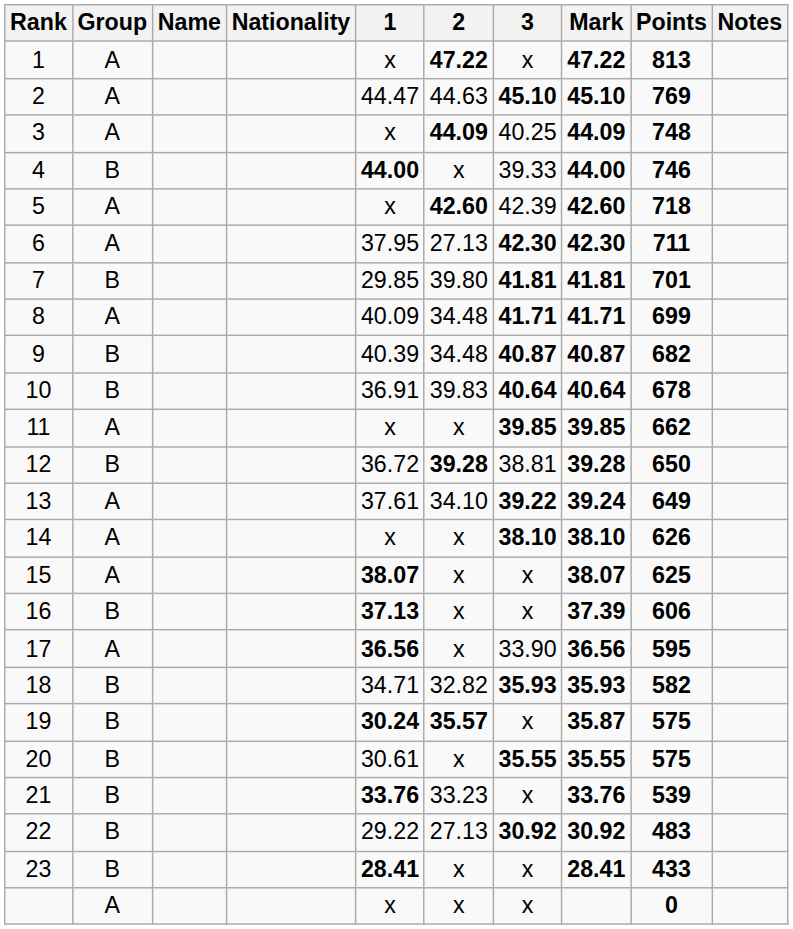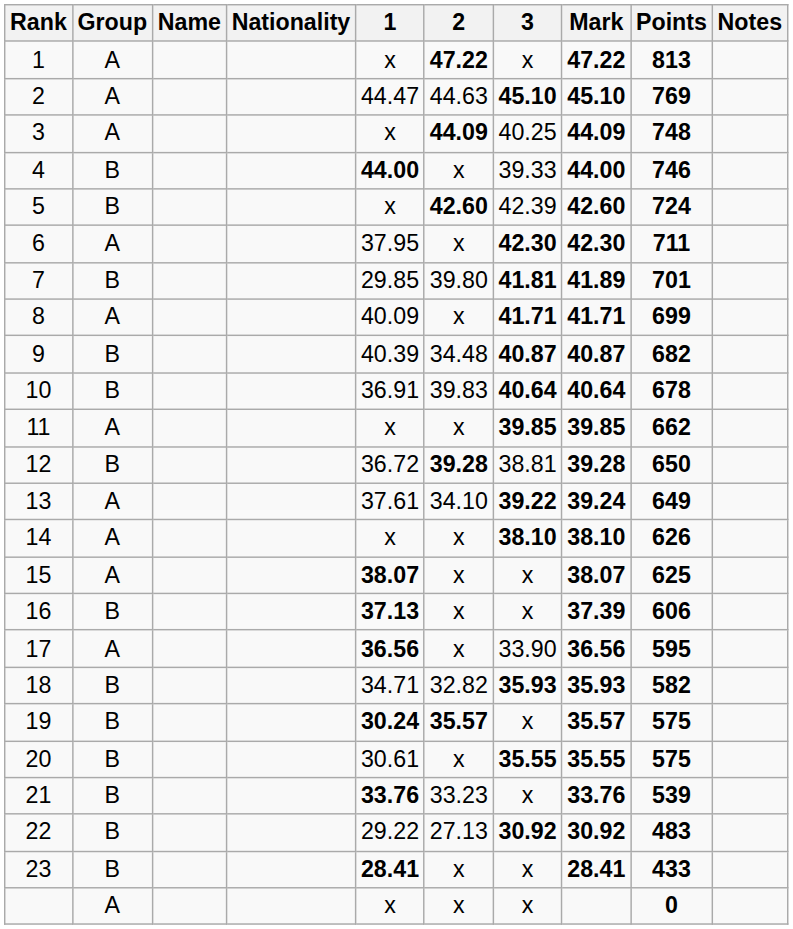(112, 206) A -> (112, 206) B
(671, 206) 718 -> (671, 206) 724
(459, 243) 27.13 -> (459, 243) x
(596, 280) 41.81 -> (596, 280) 41.89
(459, 317) 34.48 -> (459, 317) x
(596, 721) 35.87 -> (596, 721) 35.57
